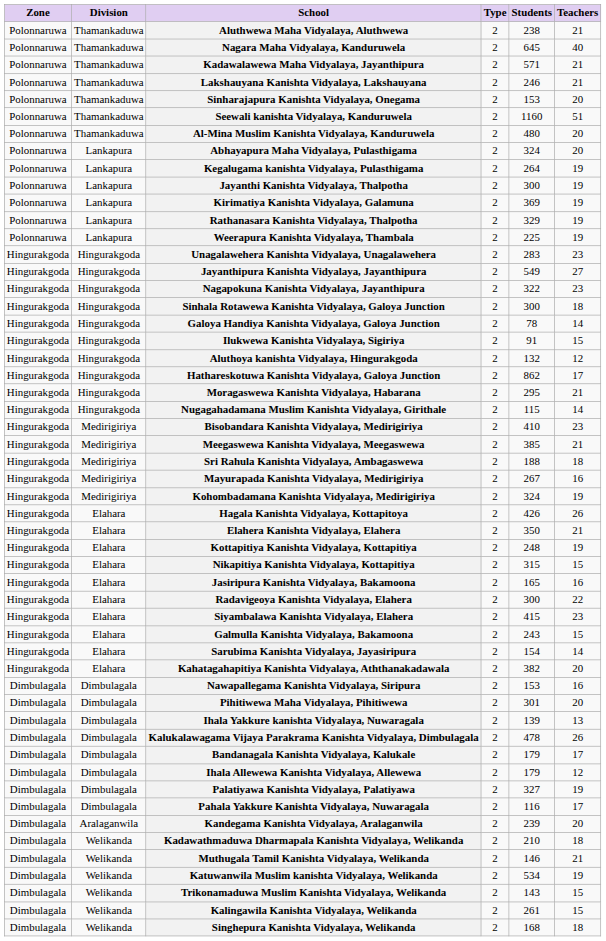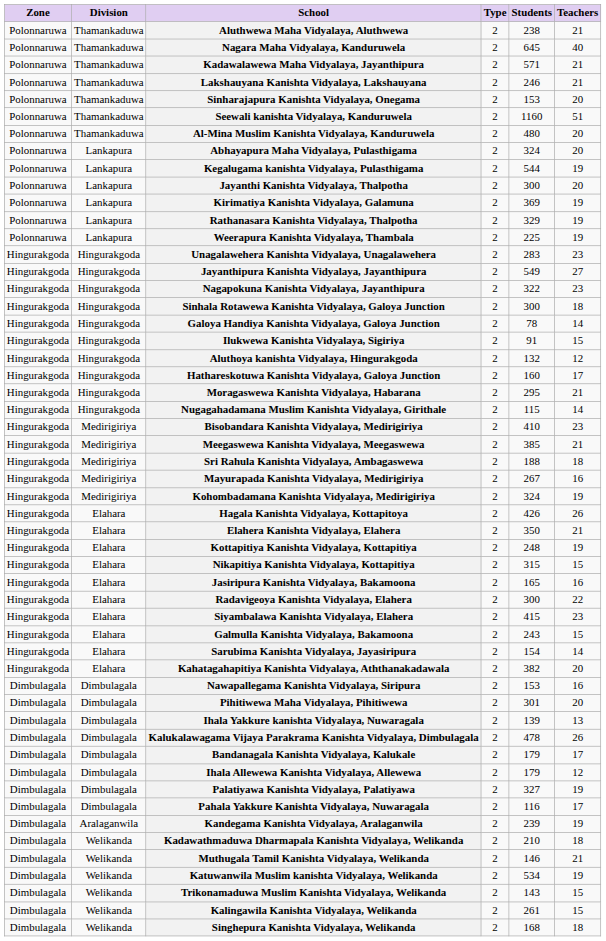(532, 168) 264 -> (532, 168) 544
(578, 185) 19 -> (578, 185) 20
(532, 375) 862 -> (532, 375) 160
(578, 824) 20 -> (578, 824) 19
